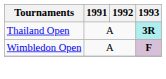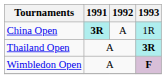+ row: (32, 30)
